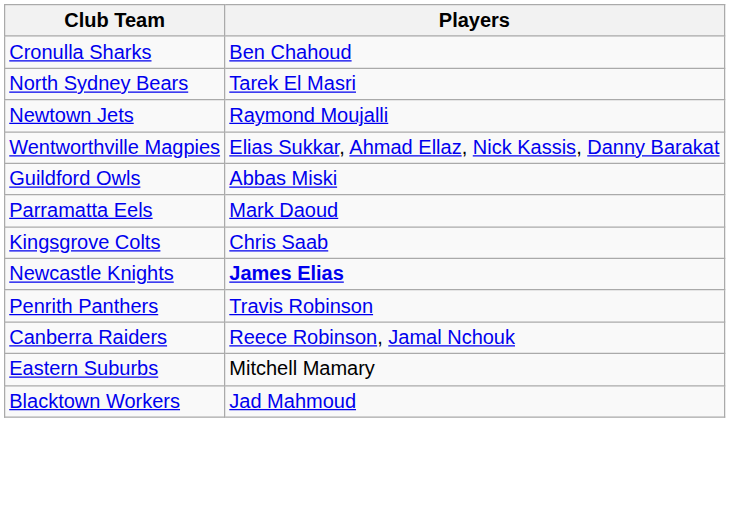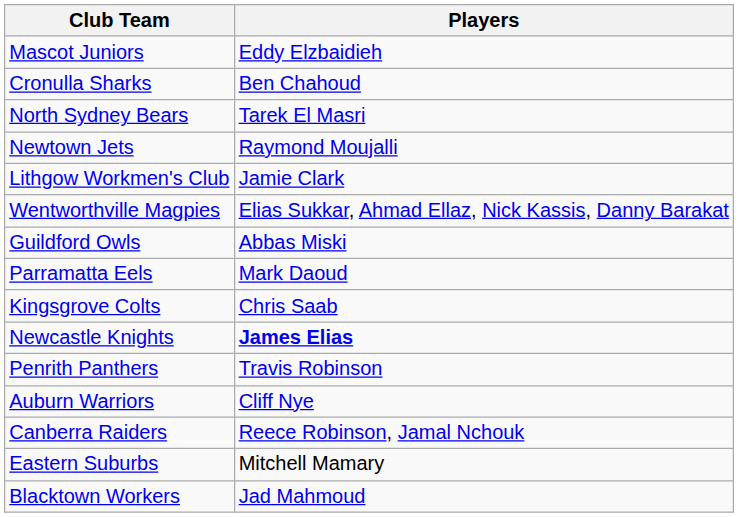+ row: (76, 52)
+ row: (119, 178)
+ row: (82, 400)
